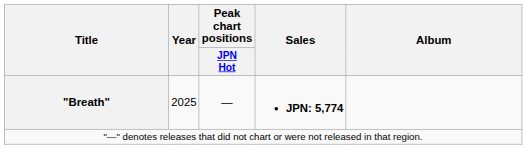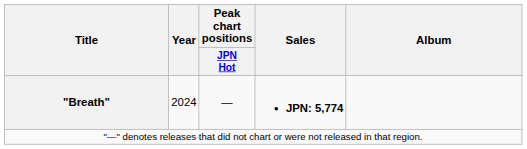(184, 102) 2025 -> (184, 102) 2024
